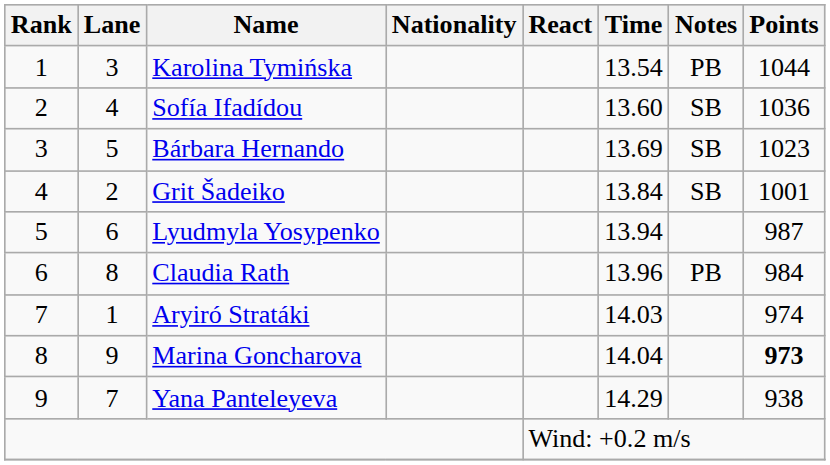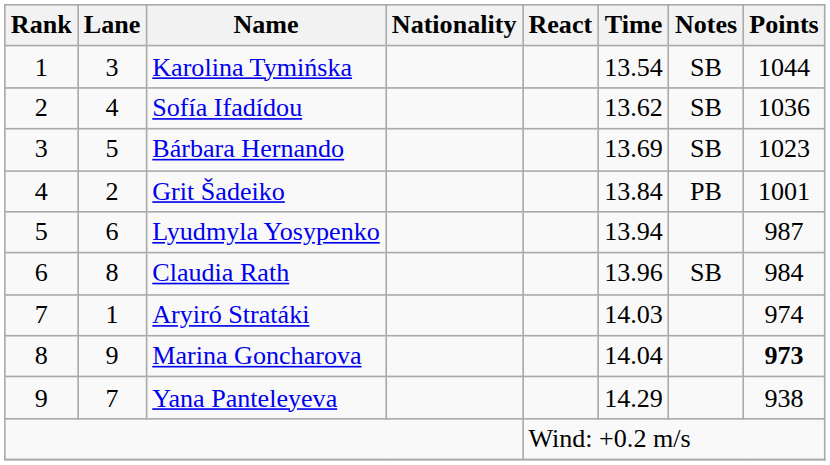(706, 66) PB -> (706, 66) SB
(634, 107) 13.60 -> (634, 107) 13.62
(706, 190) SB -> (706, 190) PB
(706, 273) PB -> (706, 273) SB
